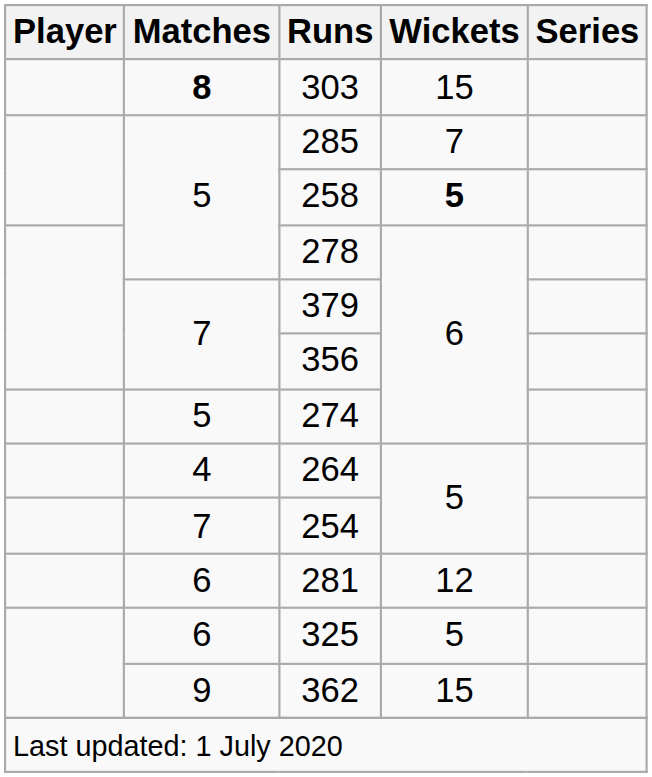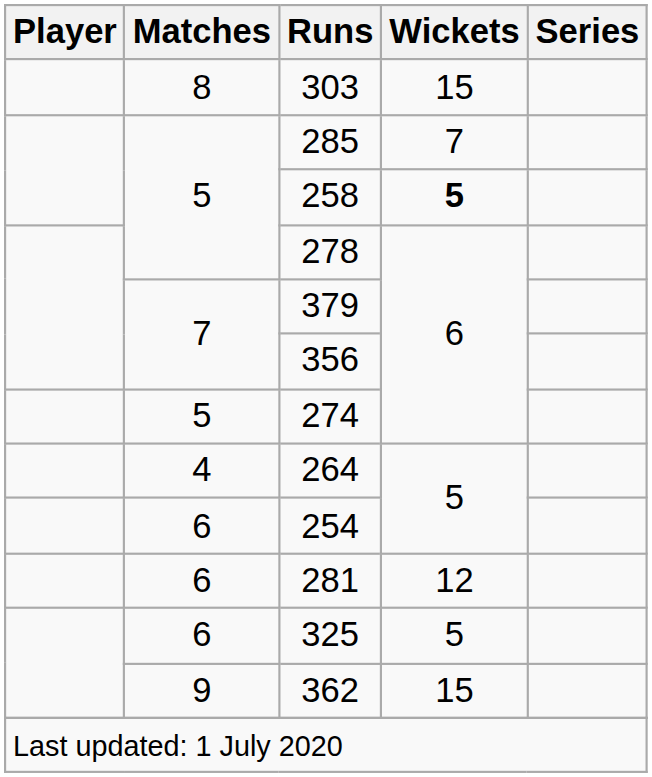(202, 86) bold -> (202, 86) normal
(202, 525) 7 -> (202, 525) 6
